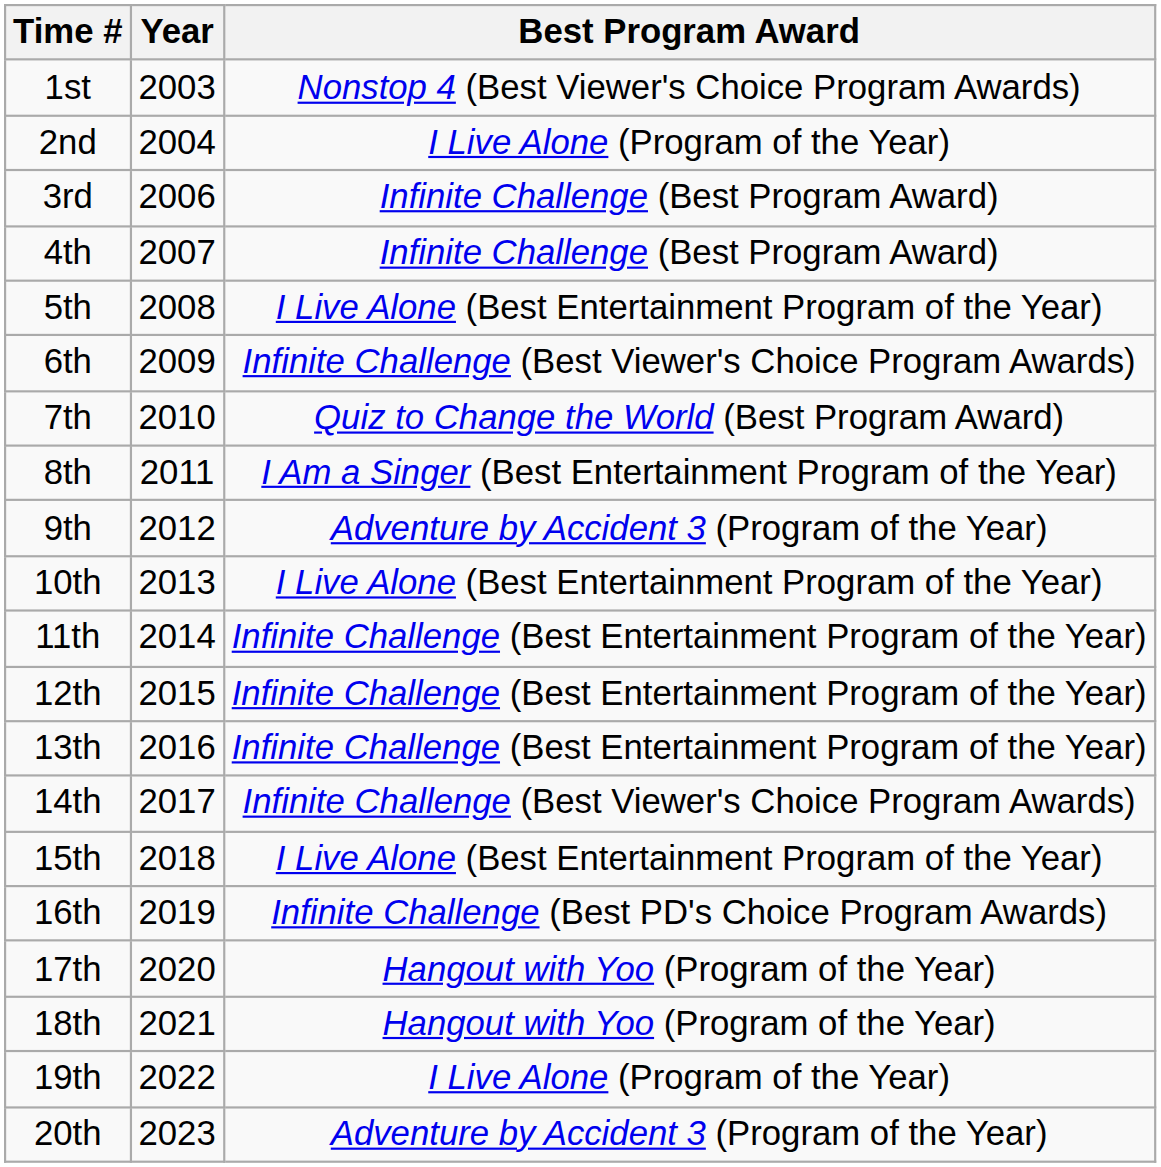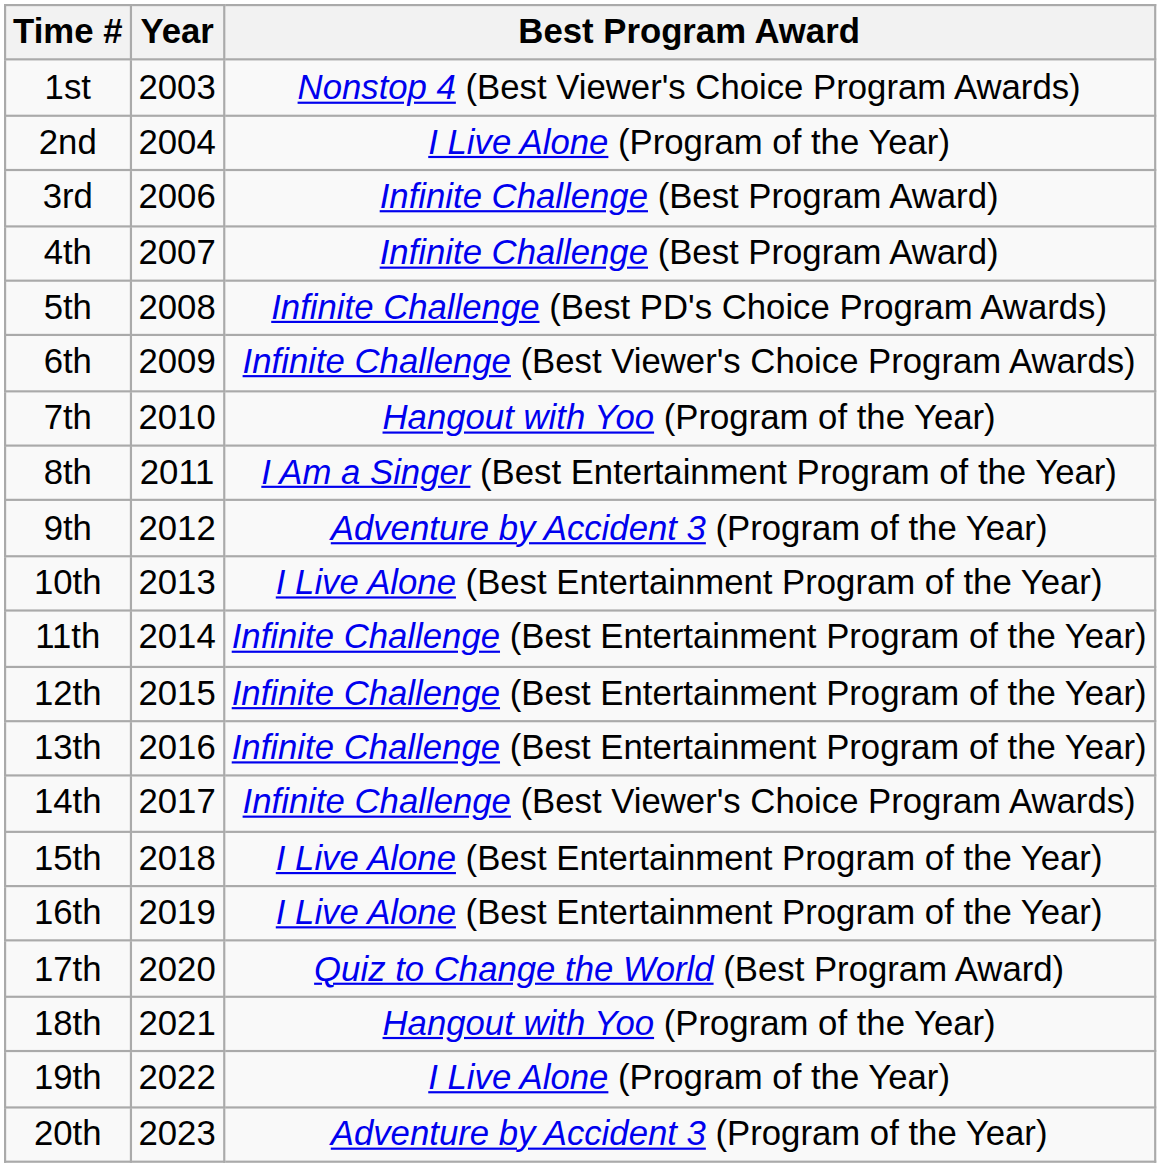(689, 307) I Live Alone (Best Entertainment Program of the Year) -> (689, 307) Infinite Challenge (Best PD's Choice Program Awards)
(689, 417) Quiz to Change the World (Best Program Award) -> (689, 417) Hangout with Yoo (Program of the Year)
(689, 913) Infinite Challenge (Best PD's Choice Program Awards) -> (689, 913) I Live Alone (Best Entertainment Program of the Year)
(689, 968) Hangout with Yoo (Program of the Year) -> (689, 968) Quiz to Change the World (Best Program Award)
